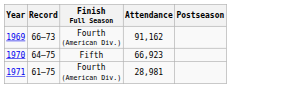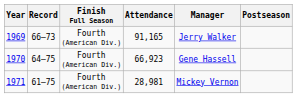+ column: (207, 15)
(149, 37) 91,162 -> (149, 37) 91,165
(91, 55) Fifth -> (91, 59) Fourth (American Div.)
